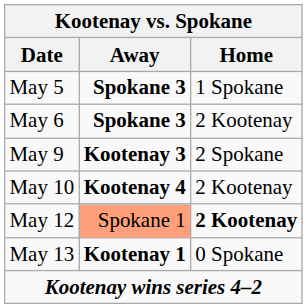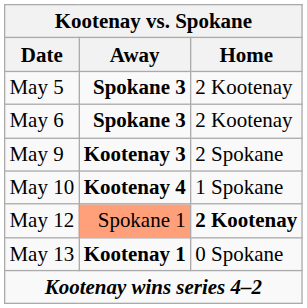(239, 87) 1 Spokane -> (244, 87) 2 Kootenay
(244, 187) 2 Kootenay -> (239, 187) 1 Spokane
